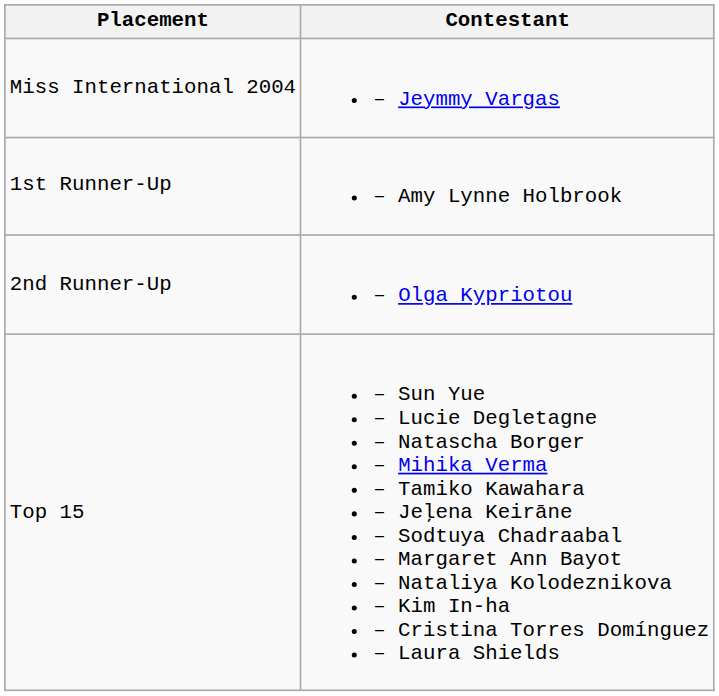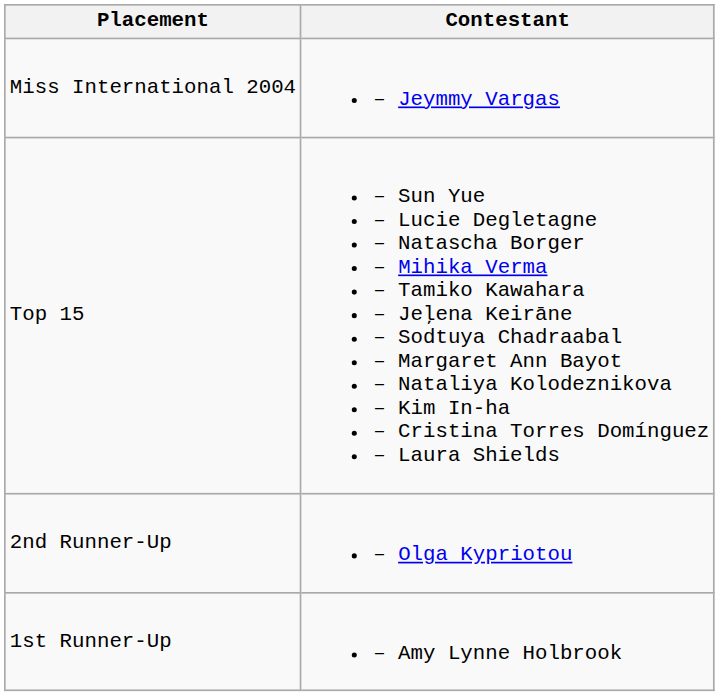rows swapped: (91, 186) <-> (47, 513)
